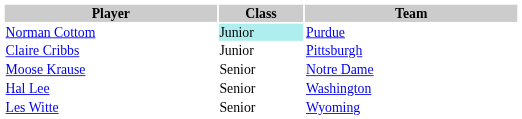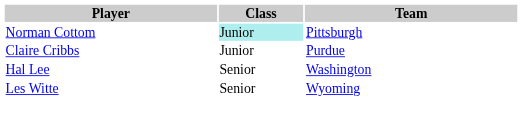(325, 32) Purdue -> (334, 32) Pittsburgh
(334, 51) Pittsburgh -> (325, 51) Purdue
- row: (46, 70)
